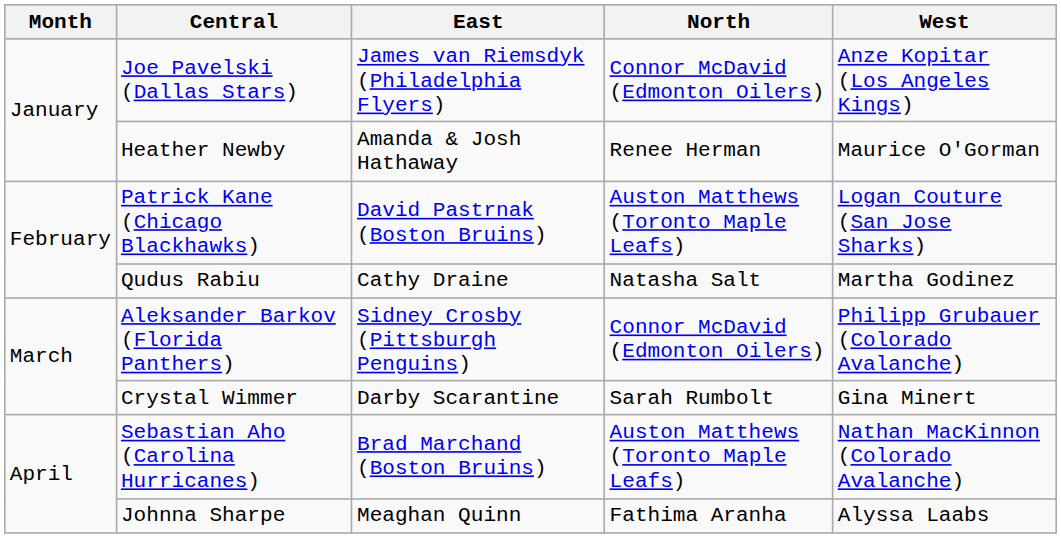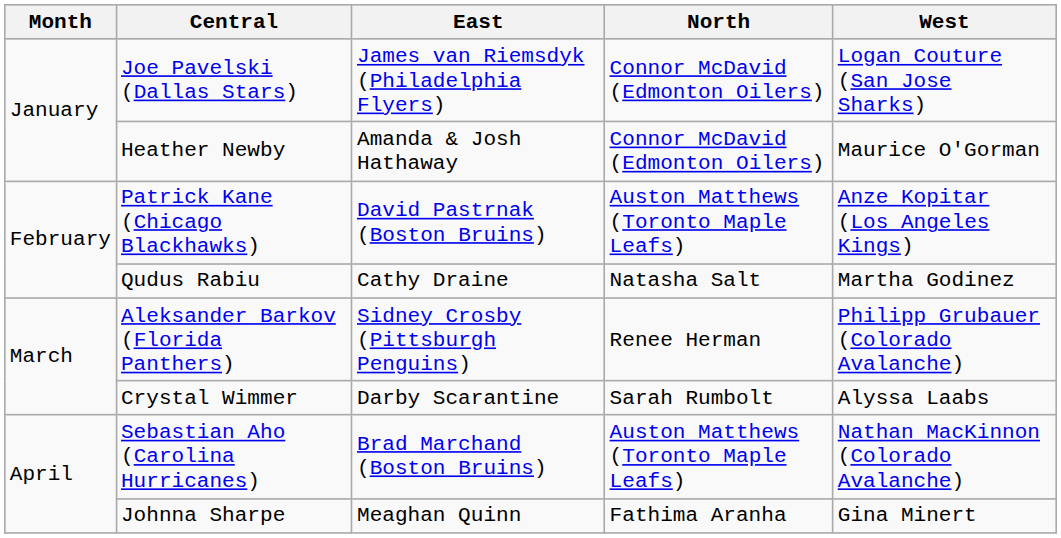(914, 81) Anze Kopitar (Los Angeles Kings) -> (920, 81) Logan Couture (San Jose Sharks)
(685, 151) Renee Herman -> (717, 151) Connor McDavid (Edmonton Oilers)
(920, 222) Logan Couture (San Jose Sharks) -> (914, 222) Anze Kopitar (Los Angeles Kings)
(717, 339) Connor McDavid (Edmonton Oilers) -> (685, 339) Renee Herman
(907, 398) Gina Minert -> (914, 398) Alyssa Laabs
(914, 515) Alyssa Laabs -> (907, 515) Gina Minert
